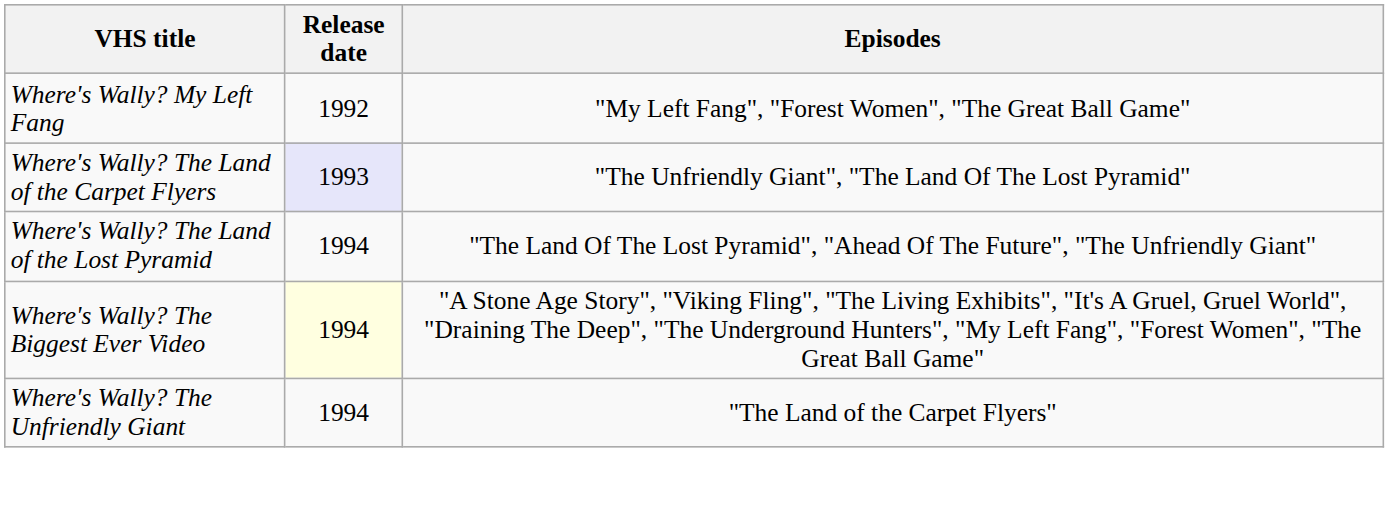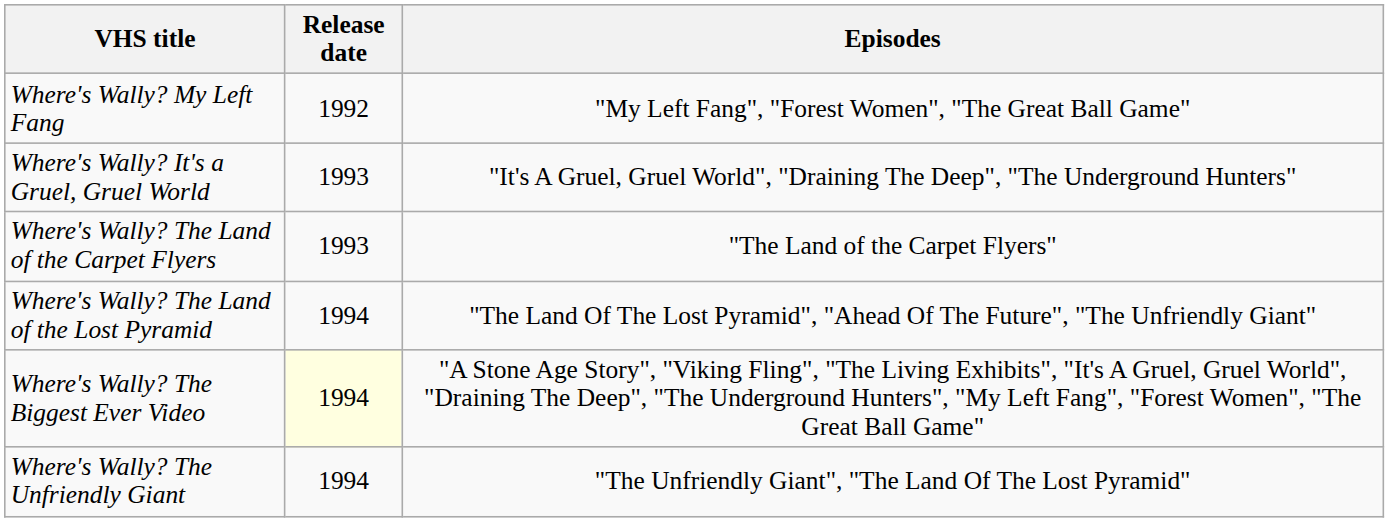+ row: (117, 176)
(344, 176) lavender background -> (344, 245) no background
(893, 176) "The Unfriendly Giant", "The Land Of The Lost Pyramid" -> (893, 245) "The Land of the Carpet Flyers"
(893, 412) "The Land of the Carpet Flyers" -> (893, 481) "The Unfriendly Giant", "The Land Of The Lost Pyramid"
